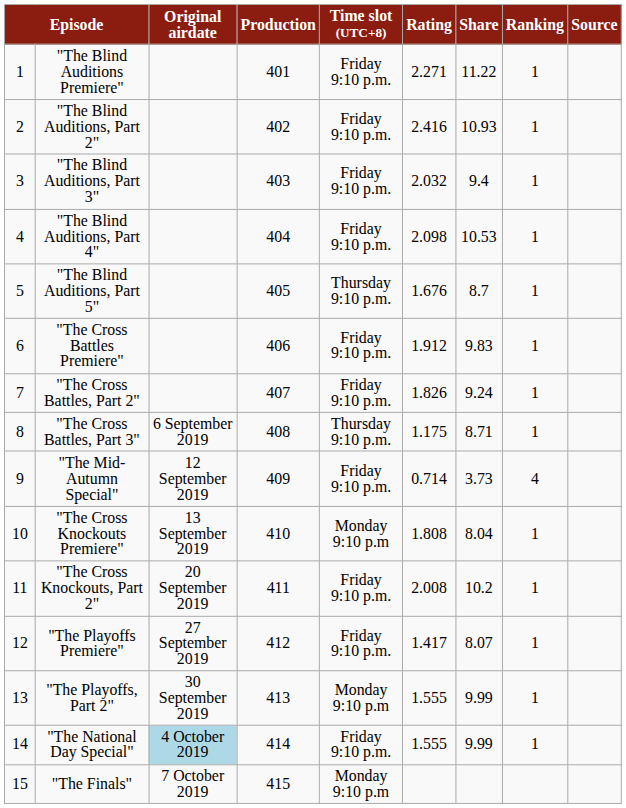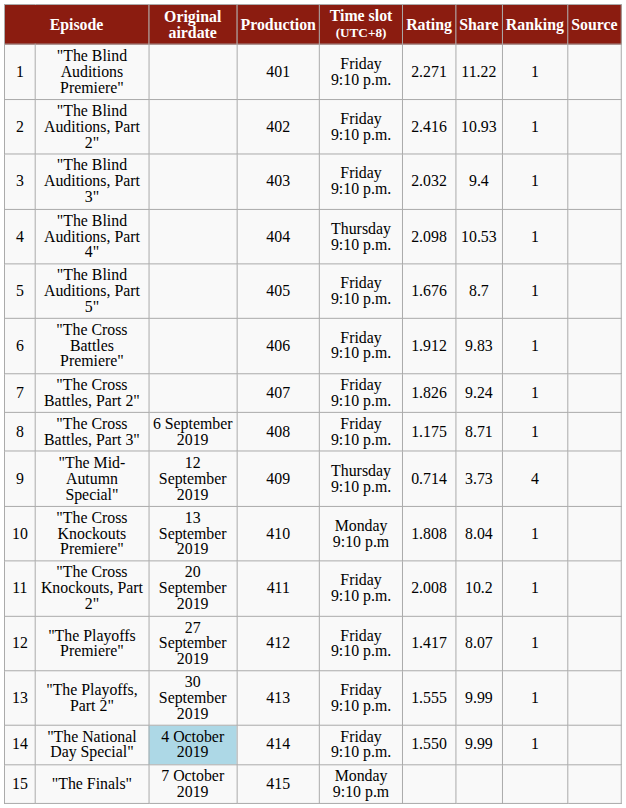(361, 236) Friday 9:10 p.m. -> (361, 236) Thursday 9:10 p.m.
(361, 291) Thursday 9:10 p.m. -> (361, 291) Friday 9:10 p.m.
(361, 431) Thursday 9:10 p.m. -> (361, 431) Friday 9:10 p.m.
(361, 478) Friday 9:10 p.m. -> (361, 478) Thursday 9:10 p.m.
(361, 698) Monday 9:10 p.m -> (361, 698) Friday 9:10 p.m.
(429, 744) 1.555 -> (429, 744) 1.550
